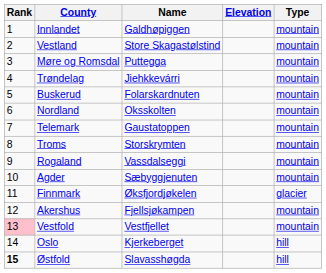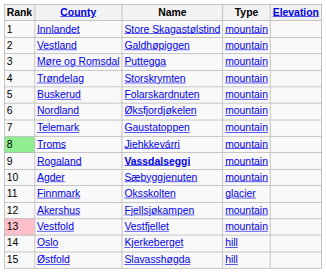columns swapped: (298, 12) <-> (248, 12)
(157, 29) Galdhøpiggen -> (172, 29) Store Skagastølstind
(172, 45) Store Skagastølstind -> (157, 45) Galdhøpiggen
(152, 78) Jiehkkevárri -> (155, 78) Storskrymten
(150, 111) Oksskolten -> (161, 111) Øksfjordjøkelen
(10, 144) no background -> (10, 144) lightgreen background
(155, 144) Storskrymten -> (152, 144) Jiehkkevárri
(155, 161) normal -> (157, 161) bold
(161, 194) Øksfjordjøkelen -> (150, 194) Oksskolten
(13, 260) bold -> (13, 260) normal
